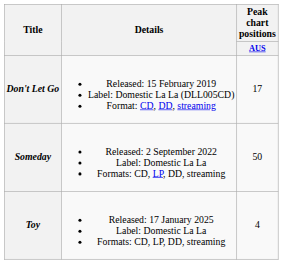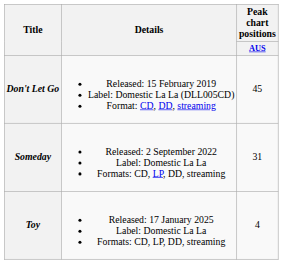(257, 89) 17 -> (257, 89) 45
(257, 157) 50 -> (257, 157) 31
